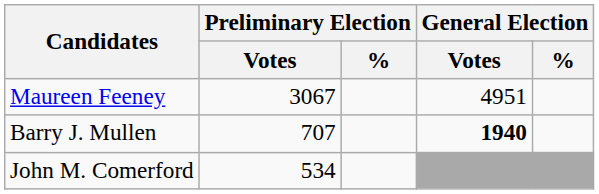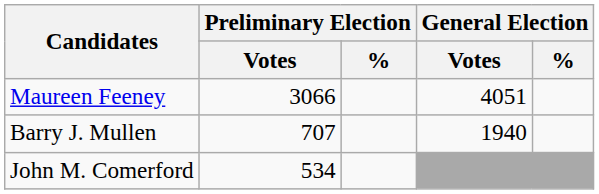(312, 96) 3067 -> (312, 96) 3066
(504, 96) 4951 -> (504, 96) 4051
(504, 133) bold -> (504, 133) normal
